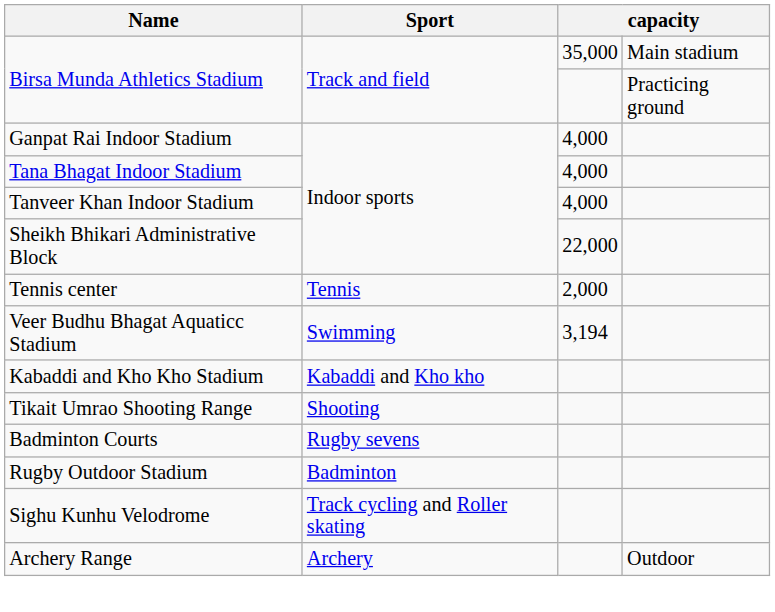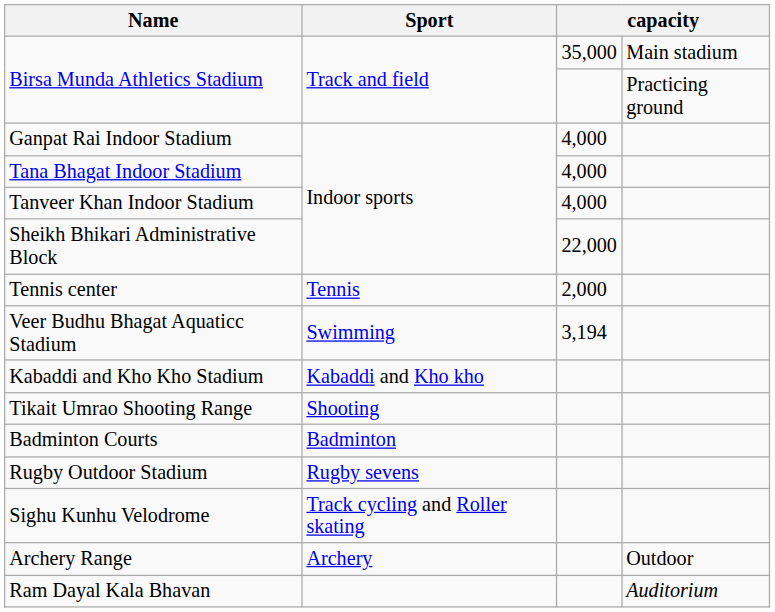(363, 440) Rugby sevens -> (351, 440) Badminton
(352, 472) Badminton -> (363, 472) Rugby sevens
+ row: (110, 590)
